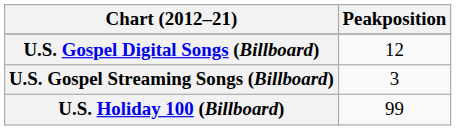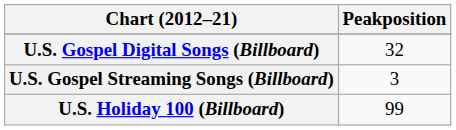(394, 49) 12 -> (394, 49) 32
